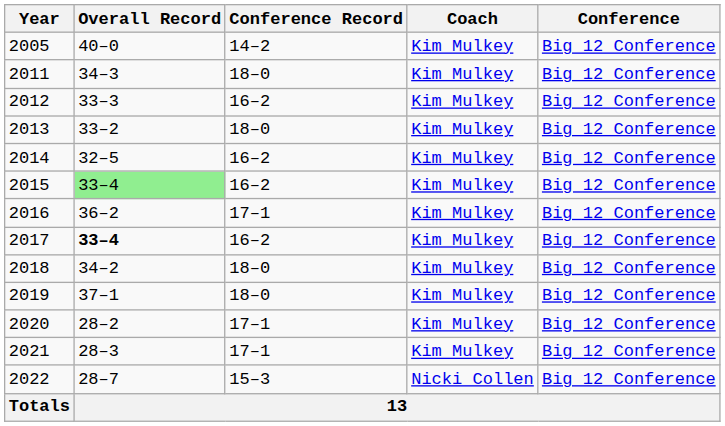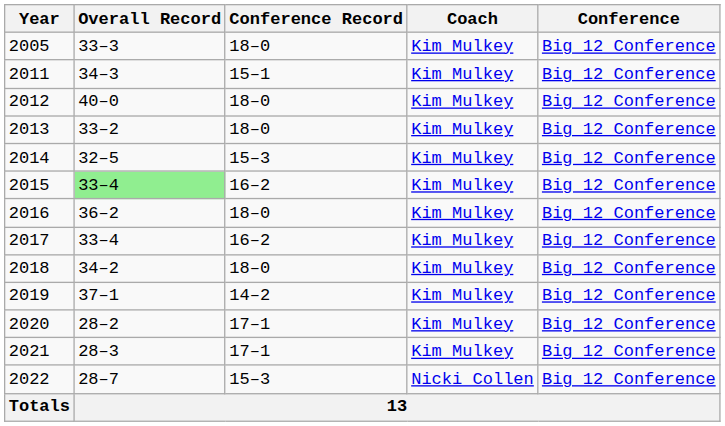(99, 46) 40–0 -> (99, 46) 33–3
(250, 46) 14–2 -> (250, 46) 18–0
(250, 74) 18–0 -> (250, 74) 15–1
(99, 102) 33–3 -> (99, 102) 40–0
(250, 102) 16–2 -> (250, 102) 18–0
(250, 157) 16–2 -> (250, 157) 15–3
(250, 213) 17–1 -> (250, 213) 18–0
(99, 241) bold -> (99, 241) normal
(250, 296) 18–0 -> (250, 296) 14–2
